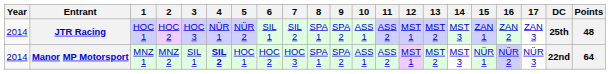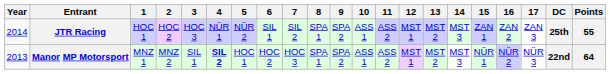(589, 31) 48 -> (589, 31) 55
(17, 56) 2014 -> (17, 56) 2013
